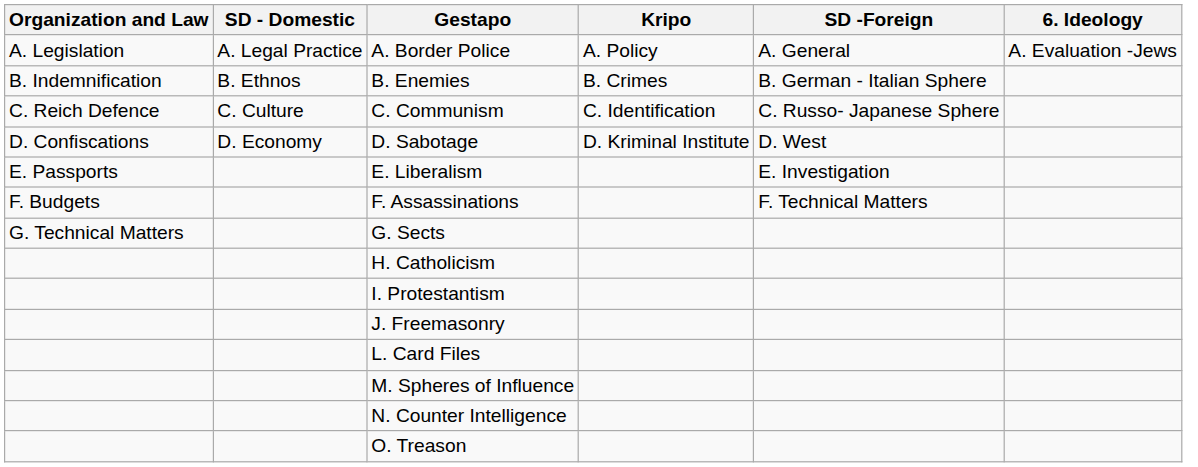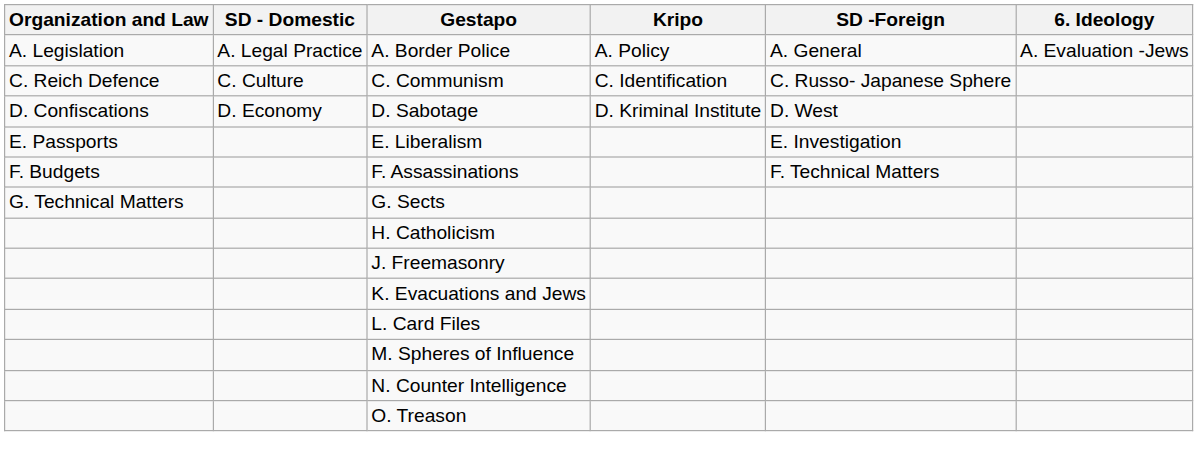- row: (420, 80)
- row: (438, 293)
+ row: (479, 293)
